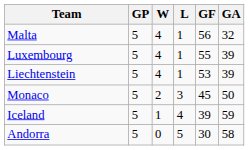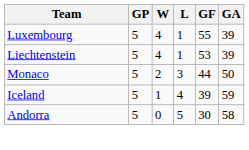- row: (22, 34)
(205, 94) 45 -> (205, 74) 44
